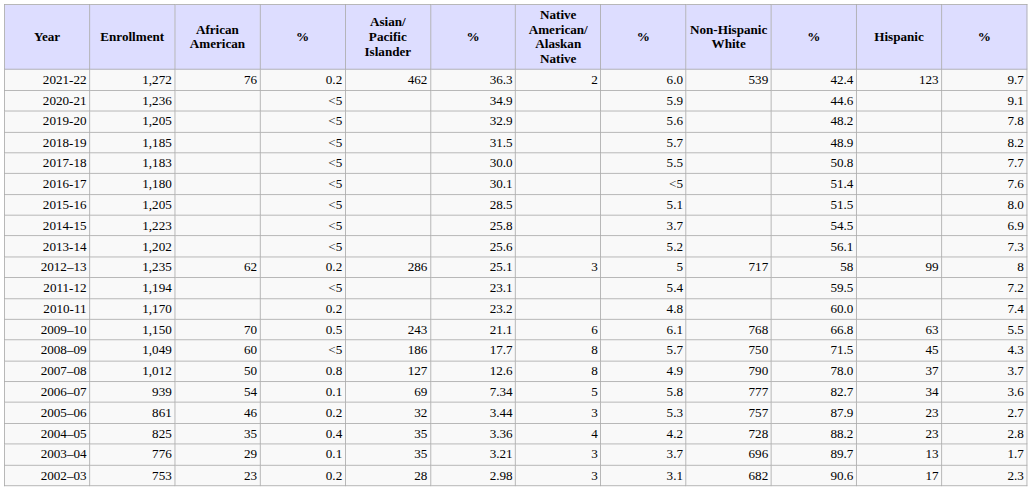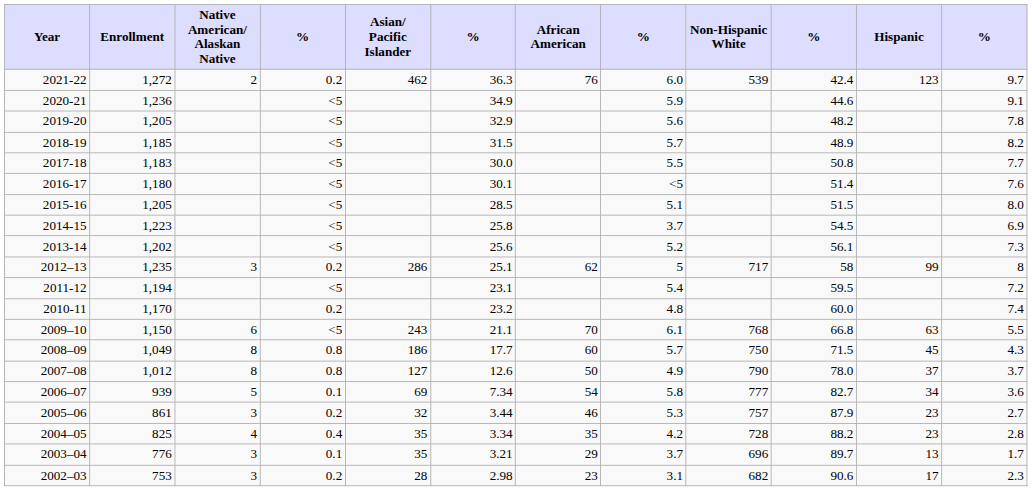columns swapped: (558, 37) <-> (217, 37)
(334, 329) 0.5 -> (335, 329) <5
(335, 350) <5 -> (334, 350) 0.8
(501, 433) 3.36 -> (501, 433) 3.34
